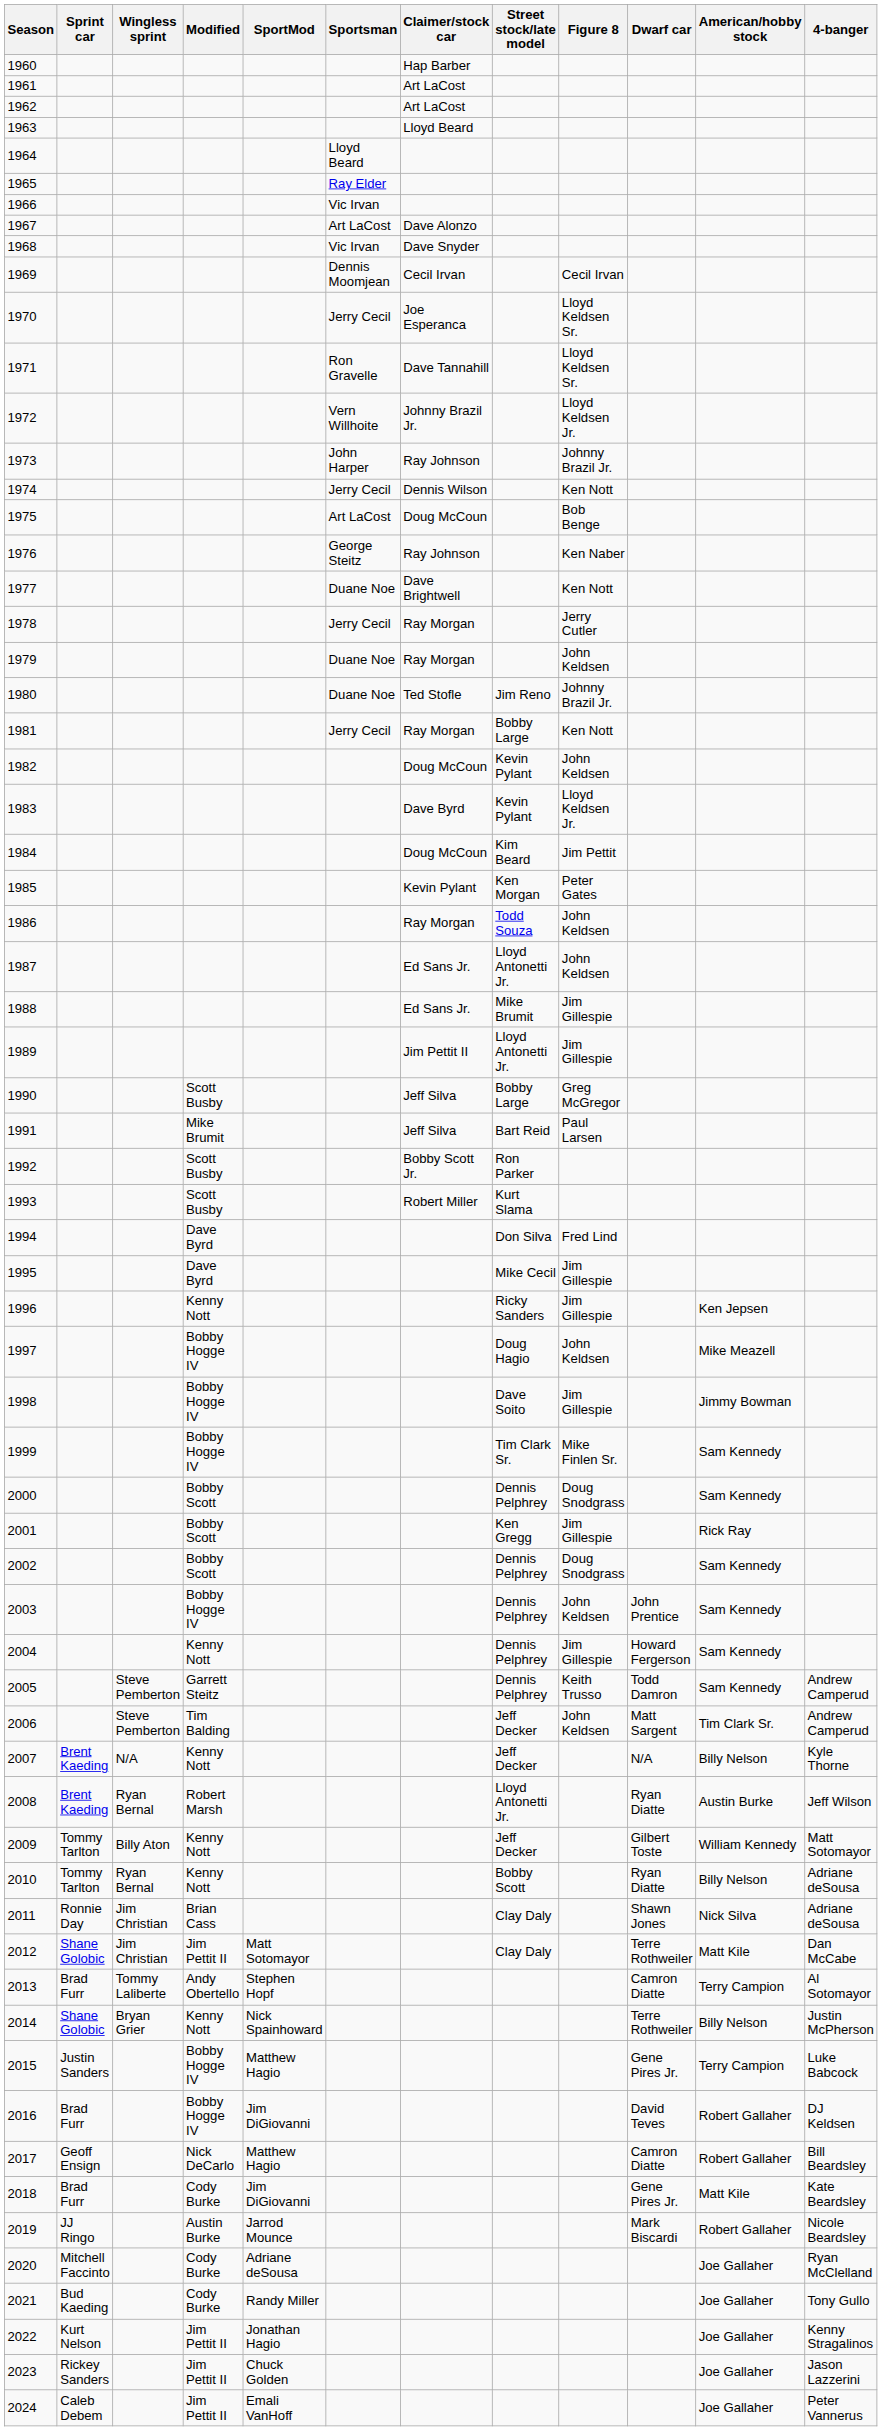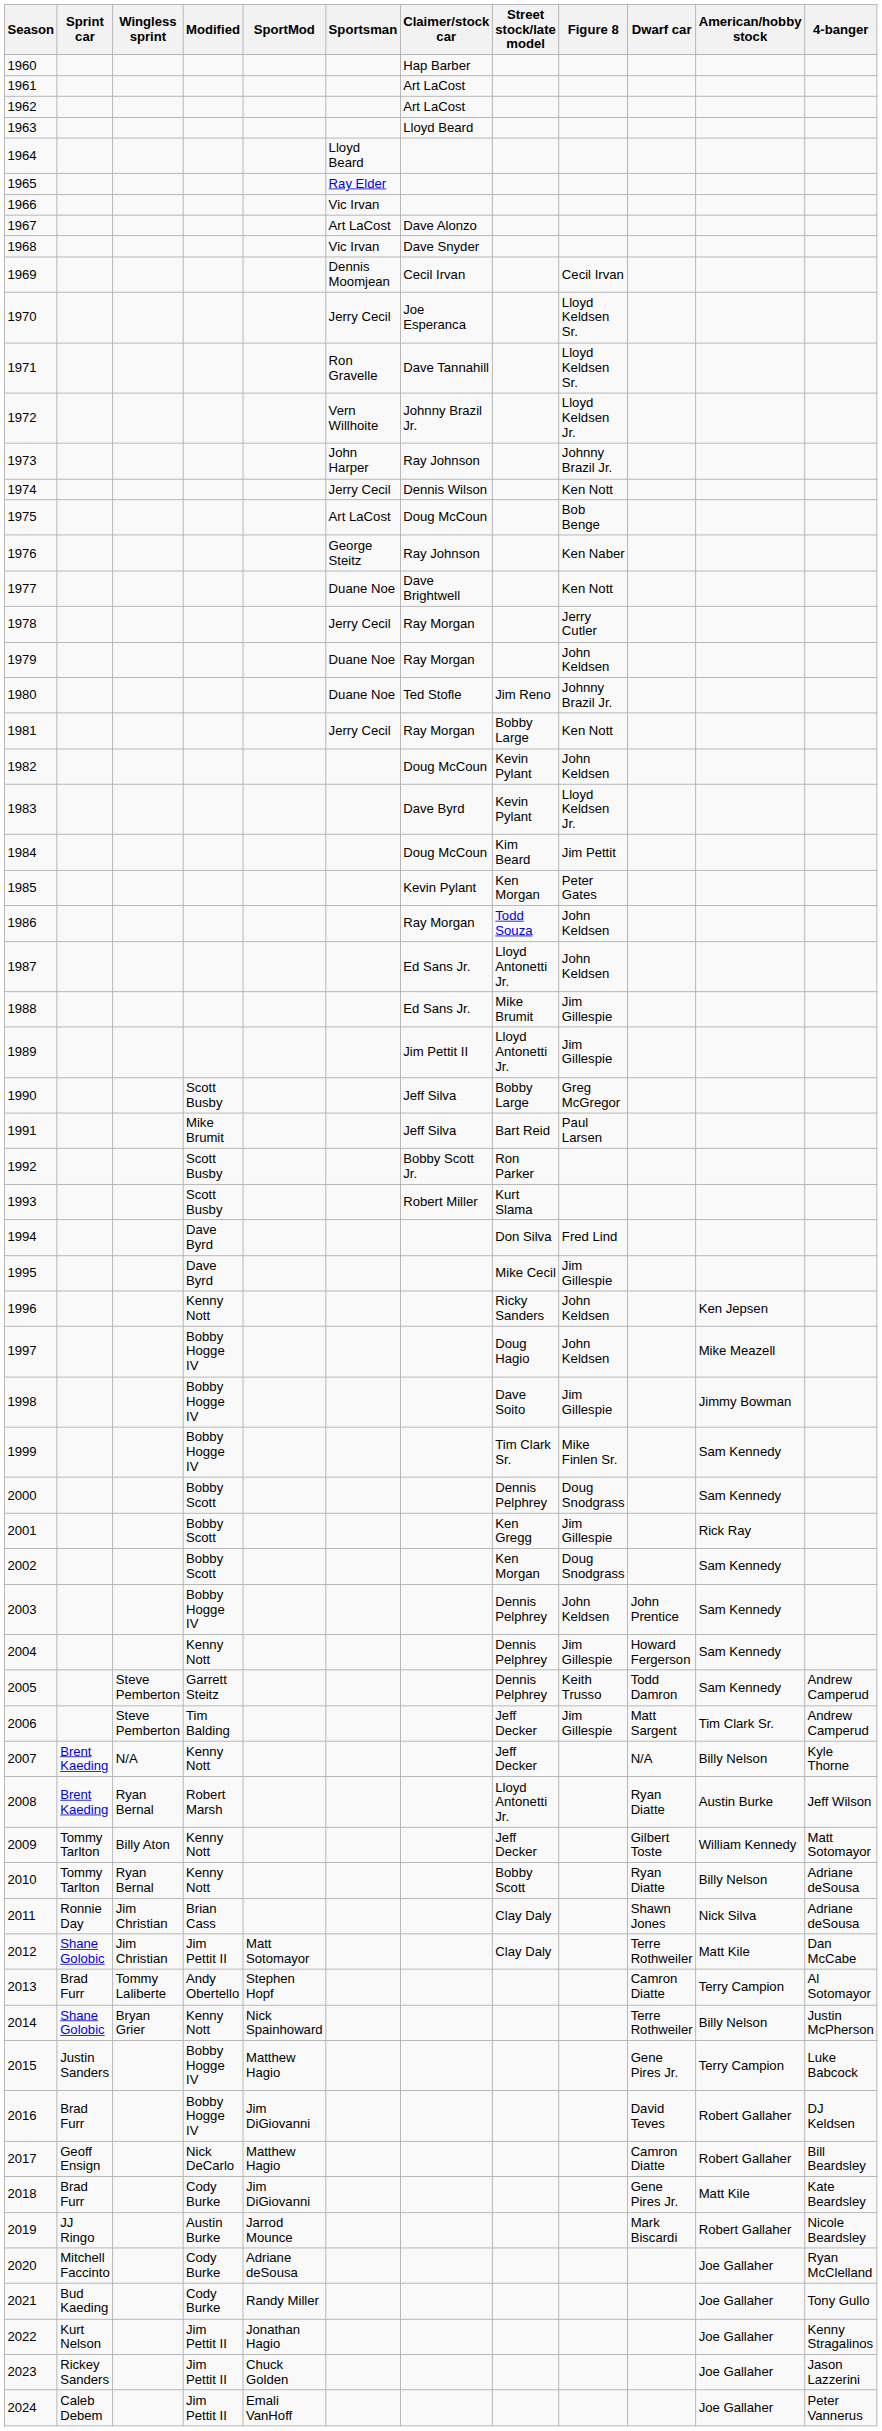(587, 1308) Jim Gillespie -> (586, 1308) John Keldsen
(521, 1566) Dennis Pelphrey -> (518, 1566) Ken Morgan
(586, 1723) John Keldsen -> (587, 1723) Jim Gillespie
